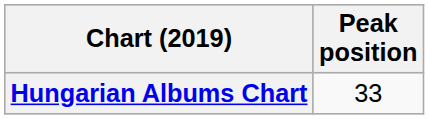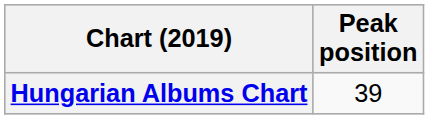(368, 93) 33 -> (368, 93) 39
